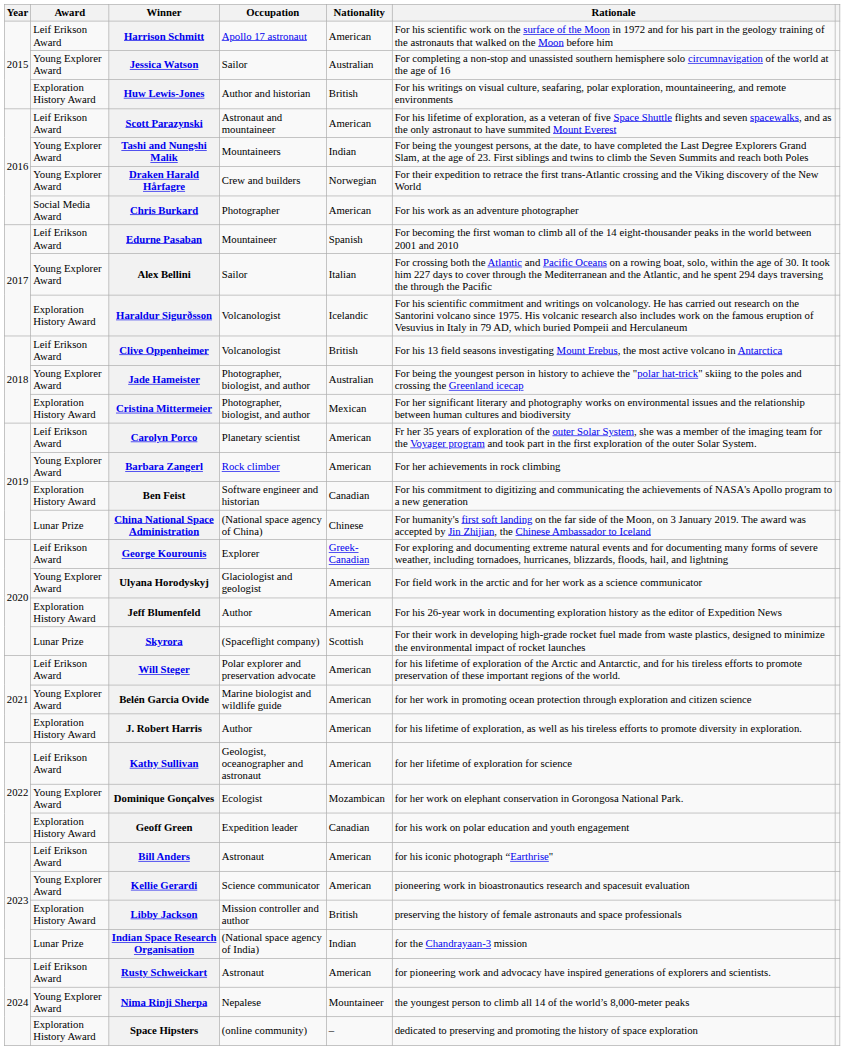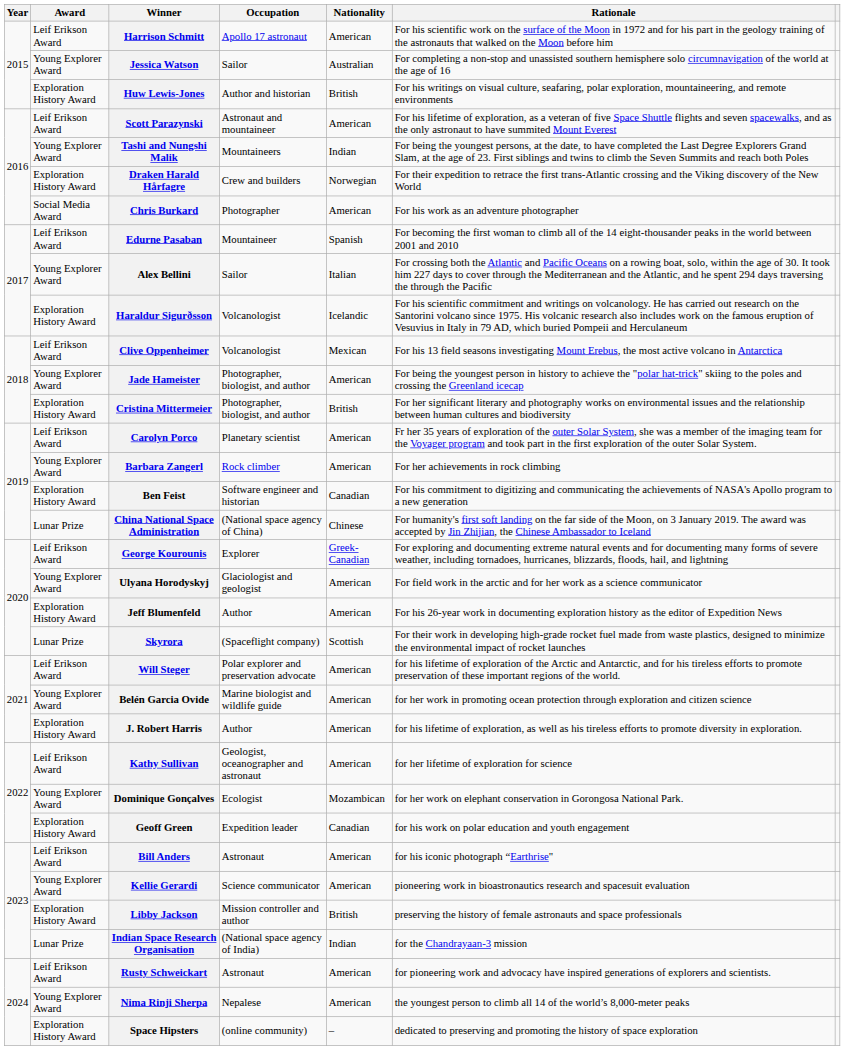(67, 181) Young Explorer Award -> (64, 181) Exploration History Award
(343, 350) British -> (348, 350) Mexican
(351, 379) Australian -> (350, 379) American
(348, 408) Mexican -> (343, 408) British
(356, 1002) Mountaineer -> (350, 1002) American
